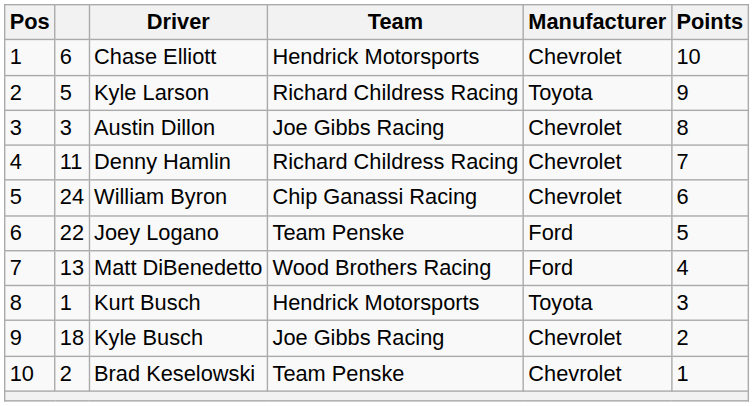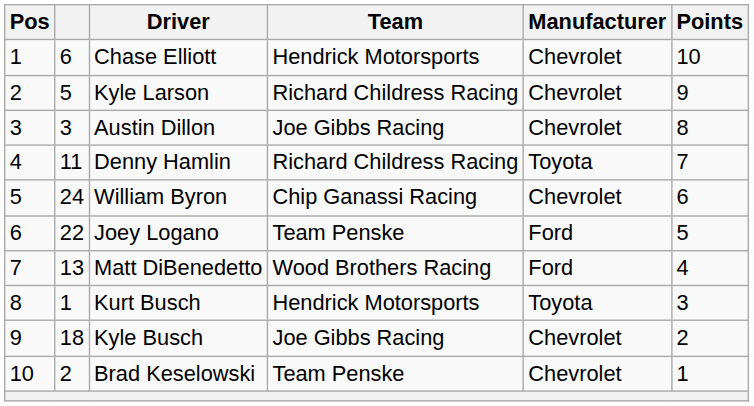(560, 91) Toyota -> (575, 91) Chevrolet
(575, 162) Chevrolet -> (560, 162) Toyota
